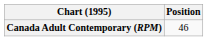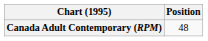(183, 28) 46 -> (183, 28) 48
